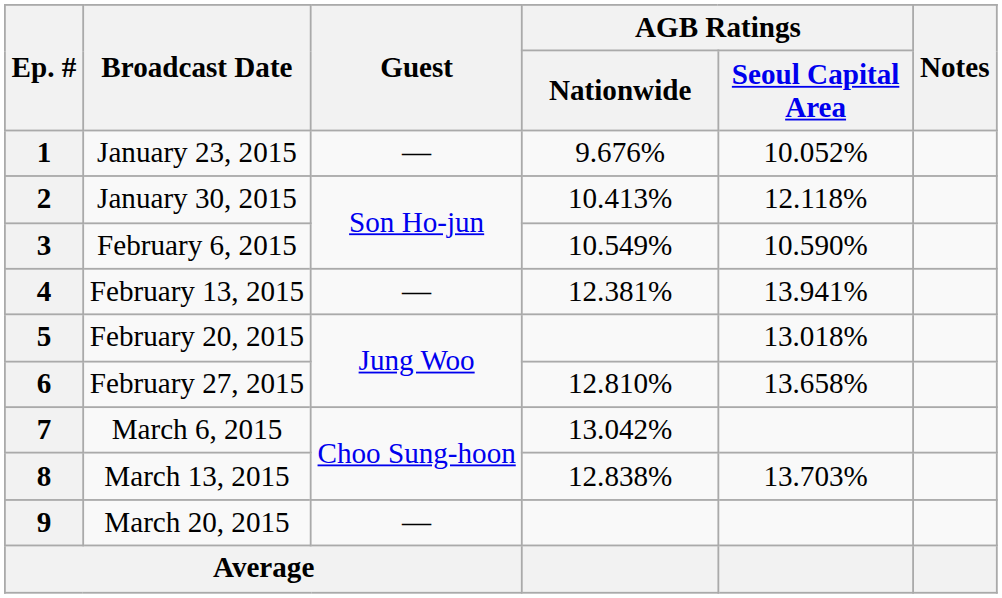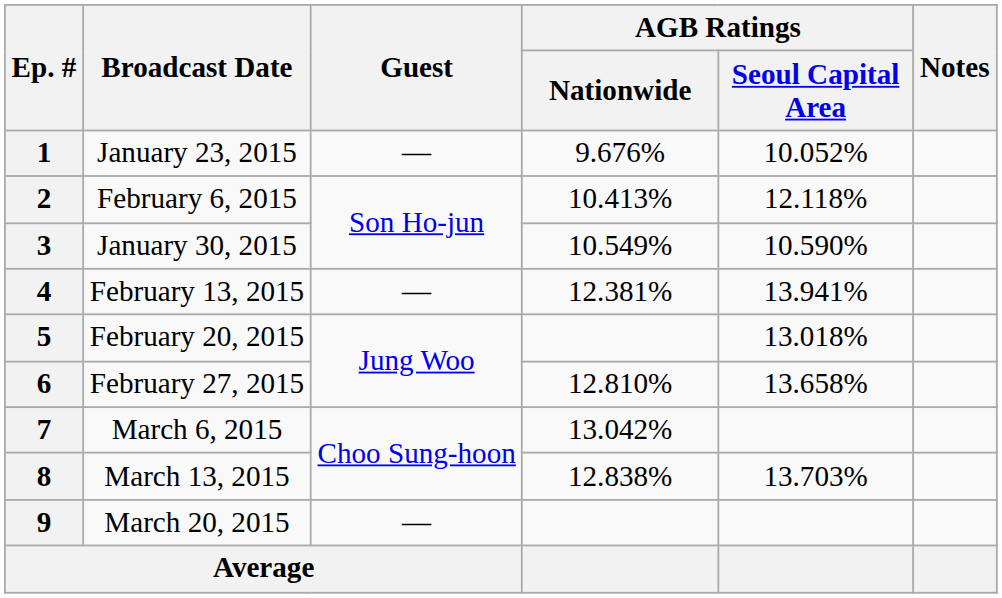(197, 198) January 30, 2015 -> (197, 198) February 6, 2015
(197, 245) February 6, 2015 -> (197, 245) January 30, 2015
